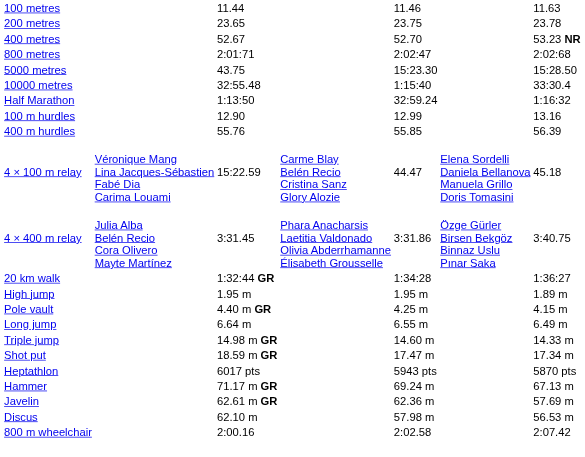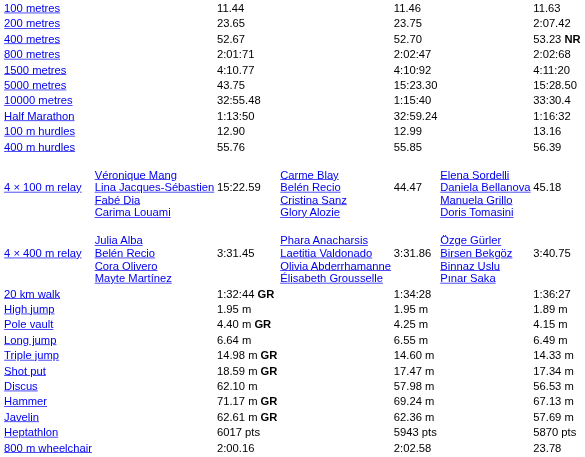(547, 23) 23.78 -> (552, 23) 2:07.42
+ row: (35, 70)
rows swapped: (21, 417) <-> (31, 371)
(552, 432) 2:07.42 -> (547, 448) 23.78
